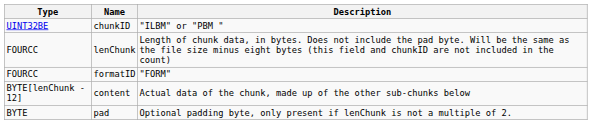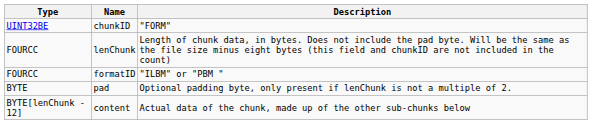(182, 26) "ILBM" or "PBM " -> (155, 26) "FORM"
(155, 74) "FORM" -> (182, 74) "ILBM" or "PBM "
rows swapped: (112, 93) <-> (101, 113)
